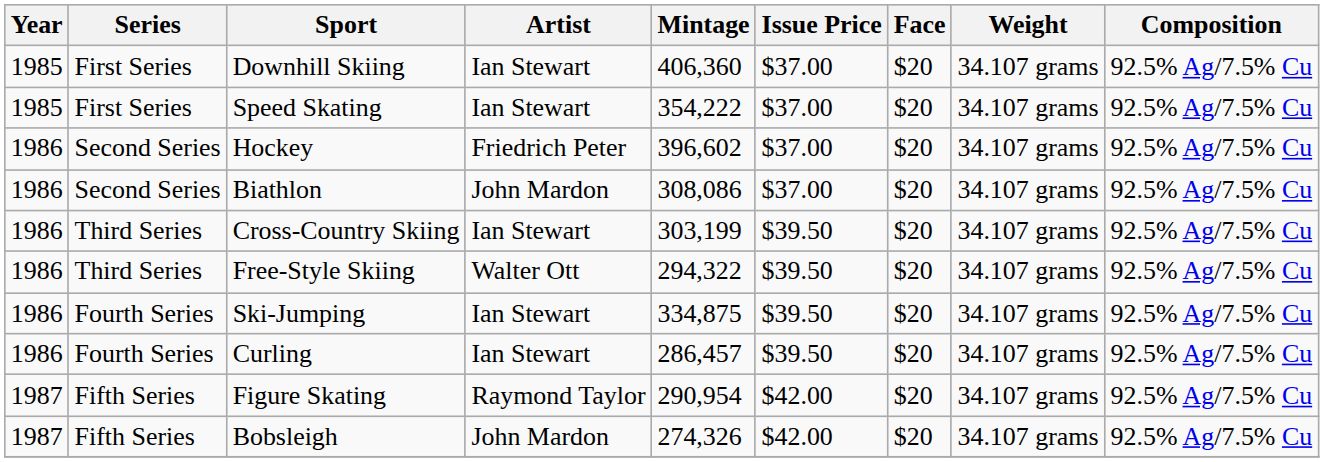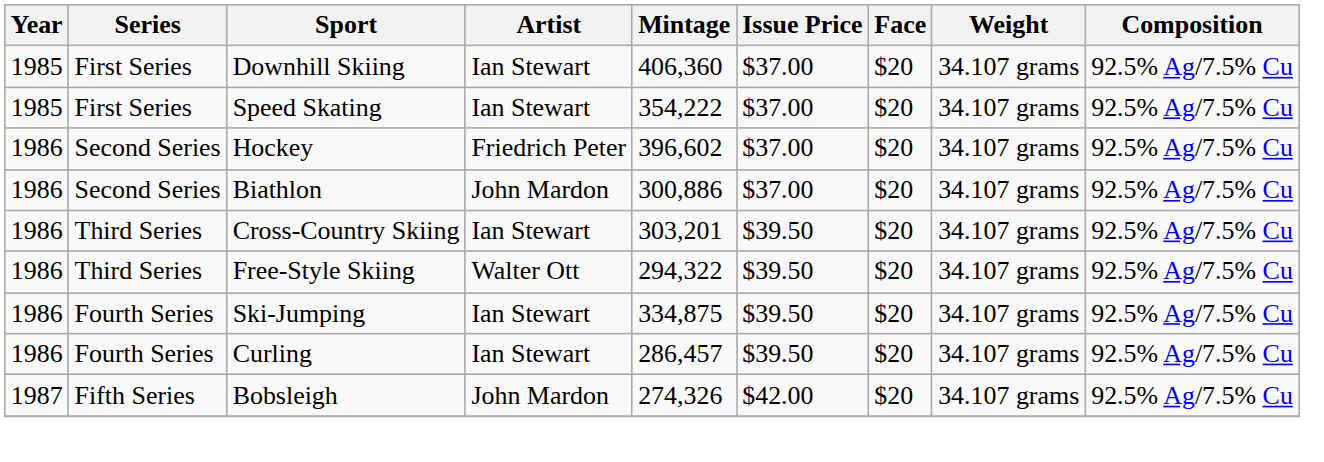(700, 189) 308,086 -> (680, 189) 300,886
(700, 230) 303,199 -> (680, 230) 303,201
- row: (309, 395)
